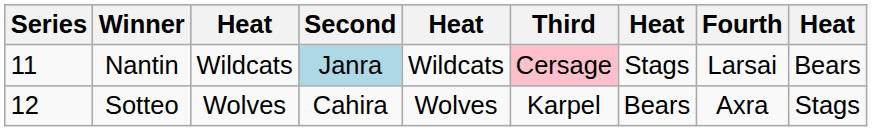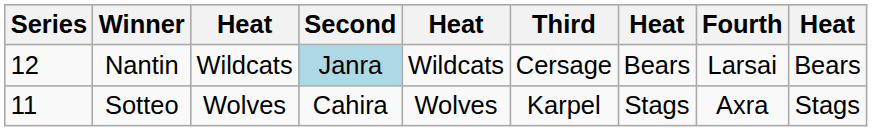(24, 65) 11 -> (25, 65) 12
(564, 65) pink background -> (564, 65) no background
(657, 65) Stags -> (657, 65) Bears
(25, 105) 12 -> (24, 105) 11
(657, 105) Bears -> (657, 105) Stags
